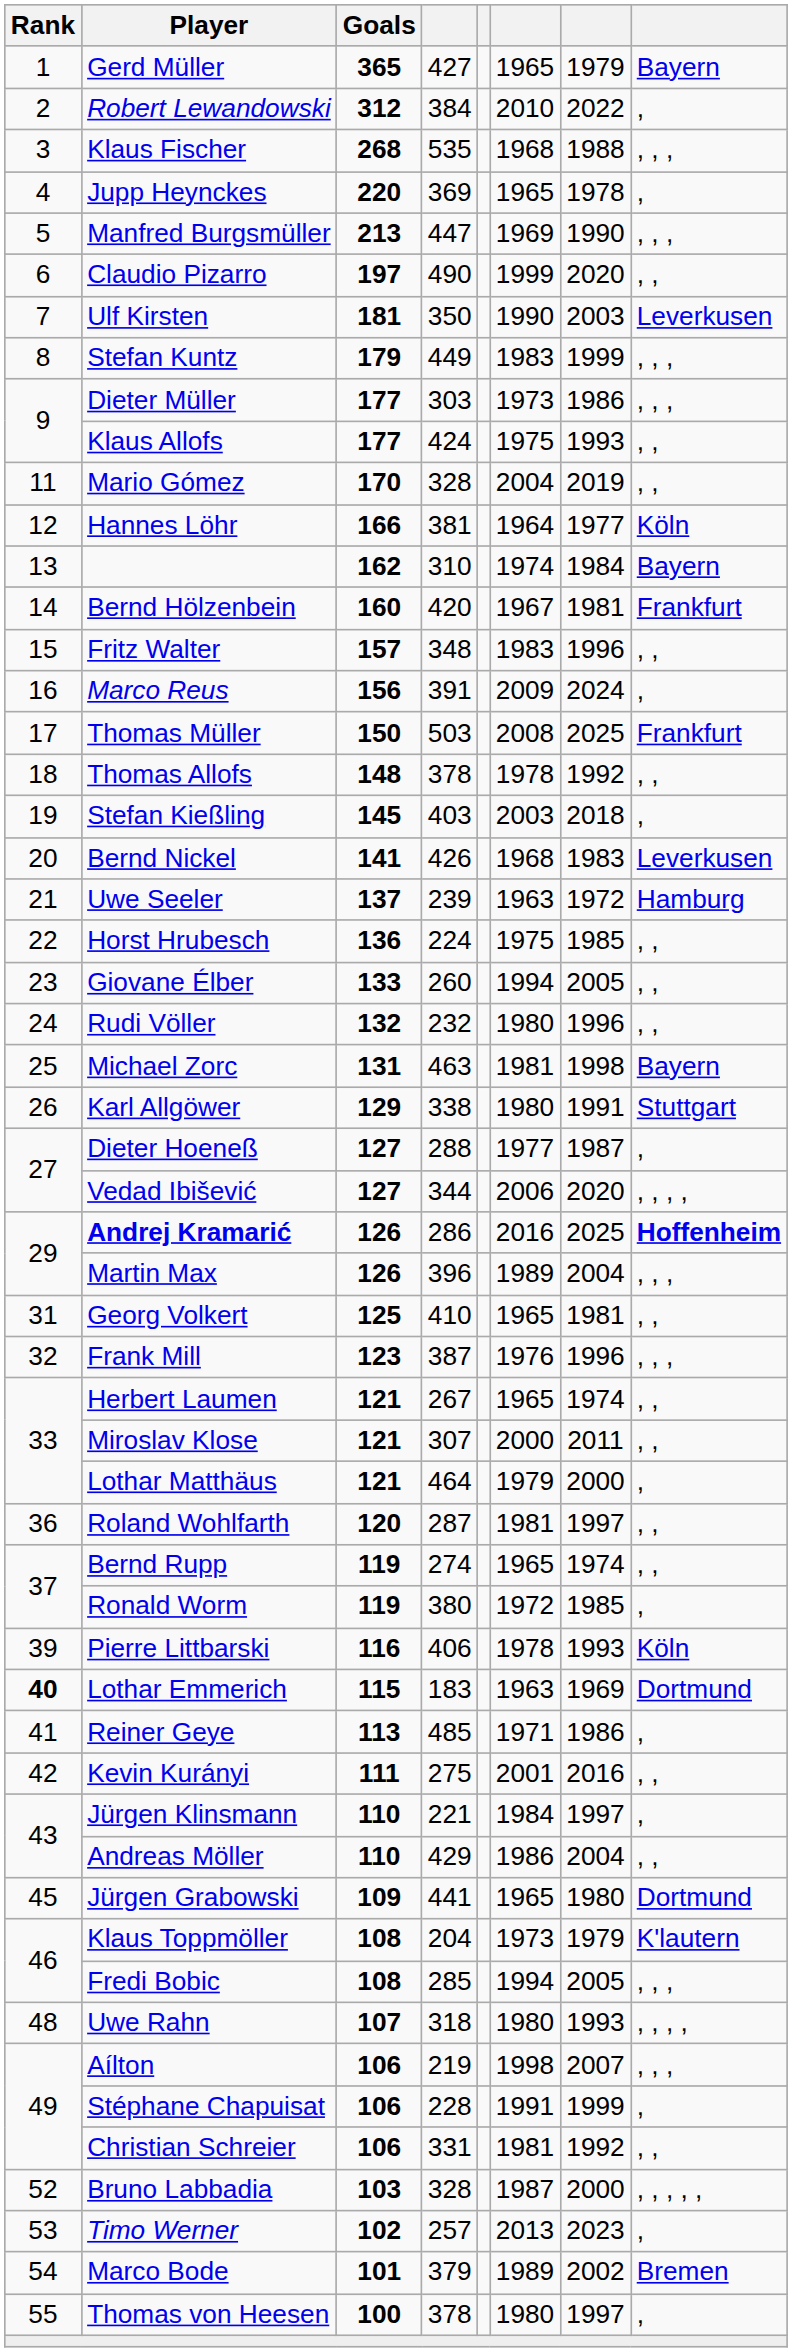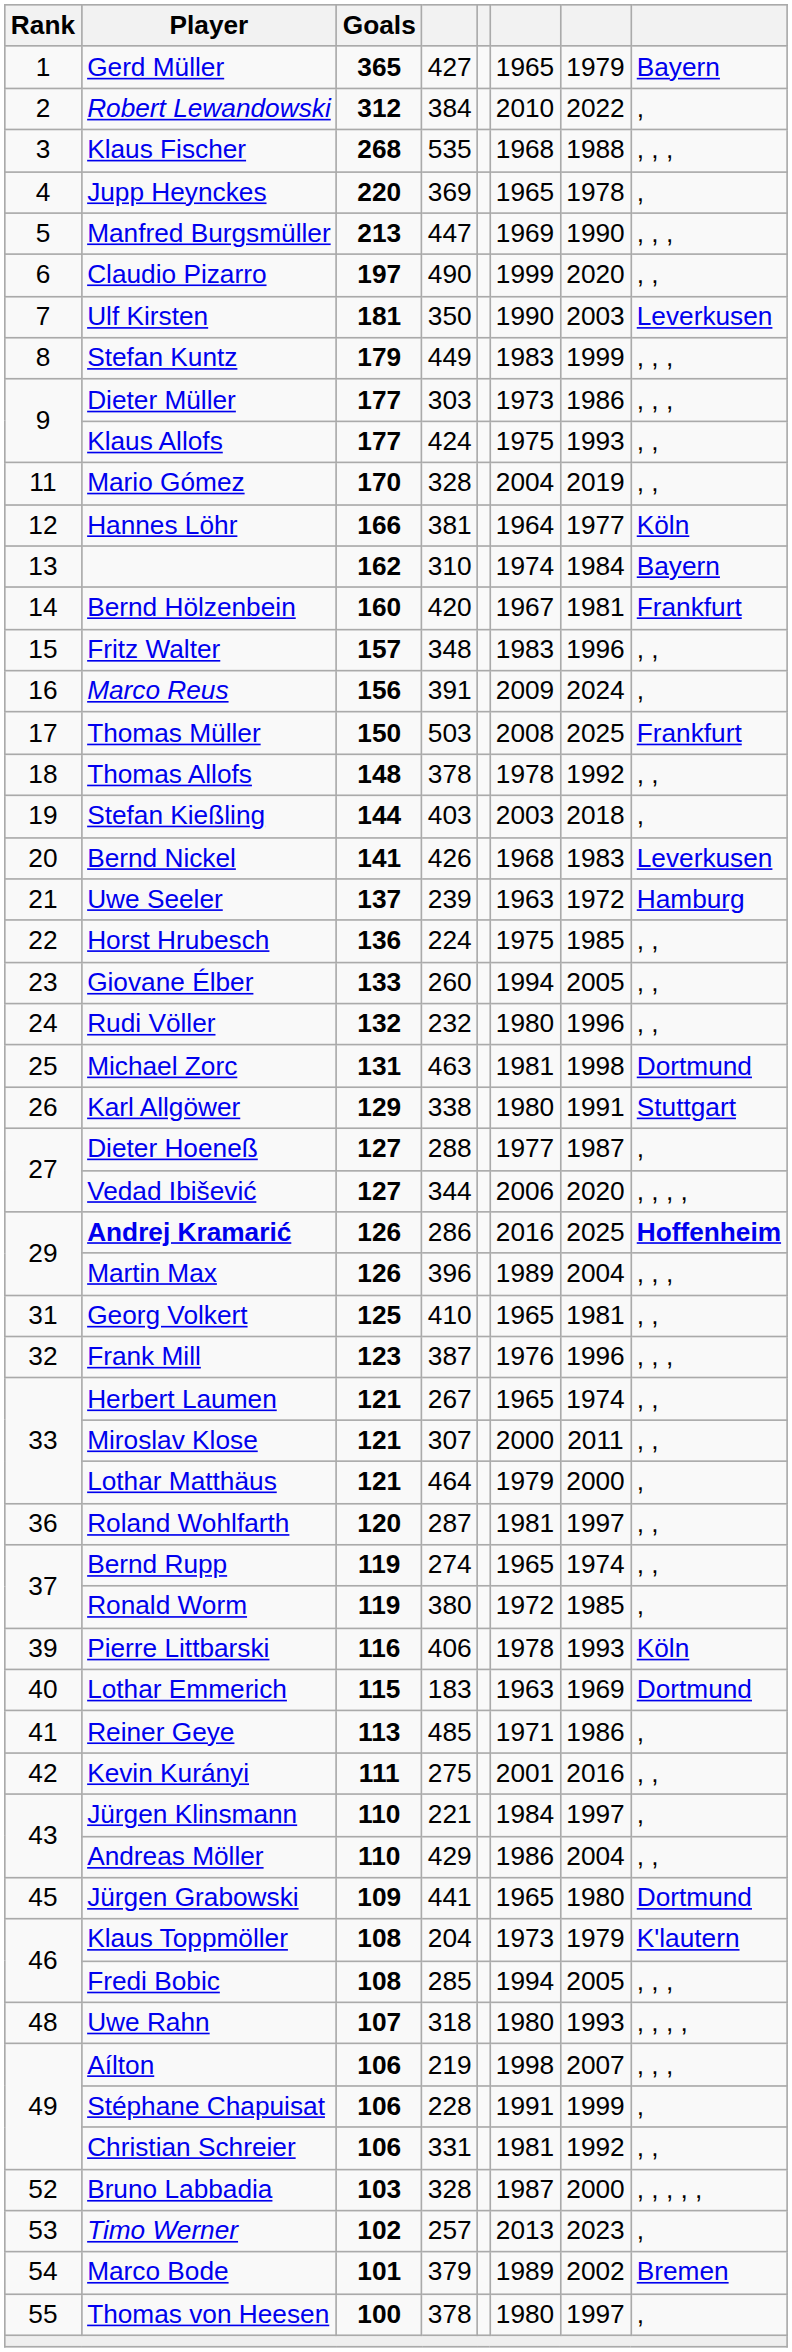(379, 815) 145 -> (379, 815) 144
(678, 1065) Bayern -> (694, 1065) Dortmund
(43, 1689) bold -> (43, 1689) normal
